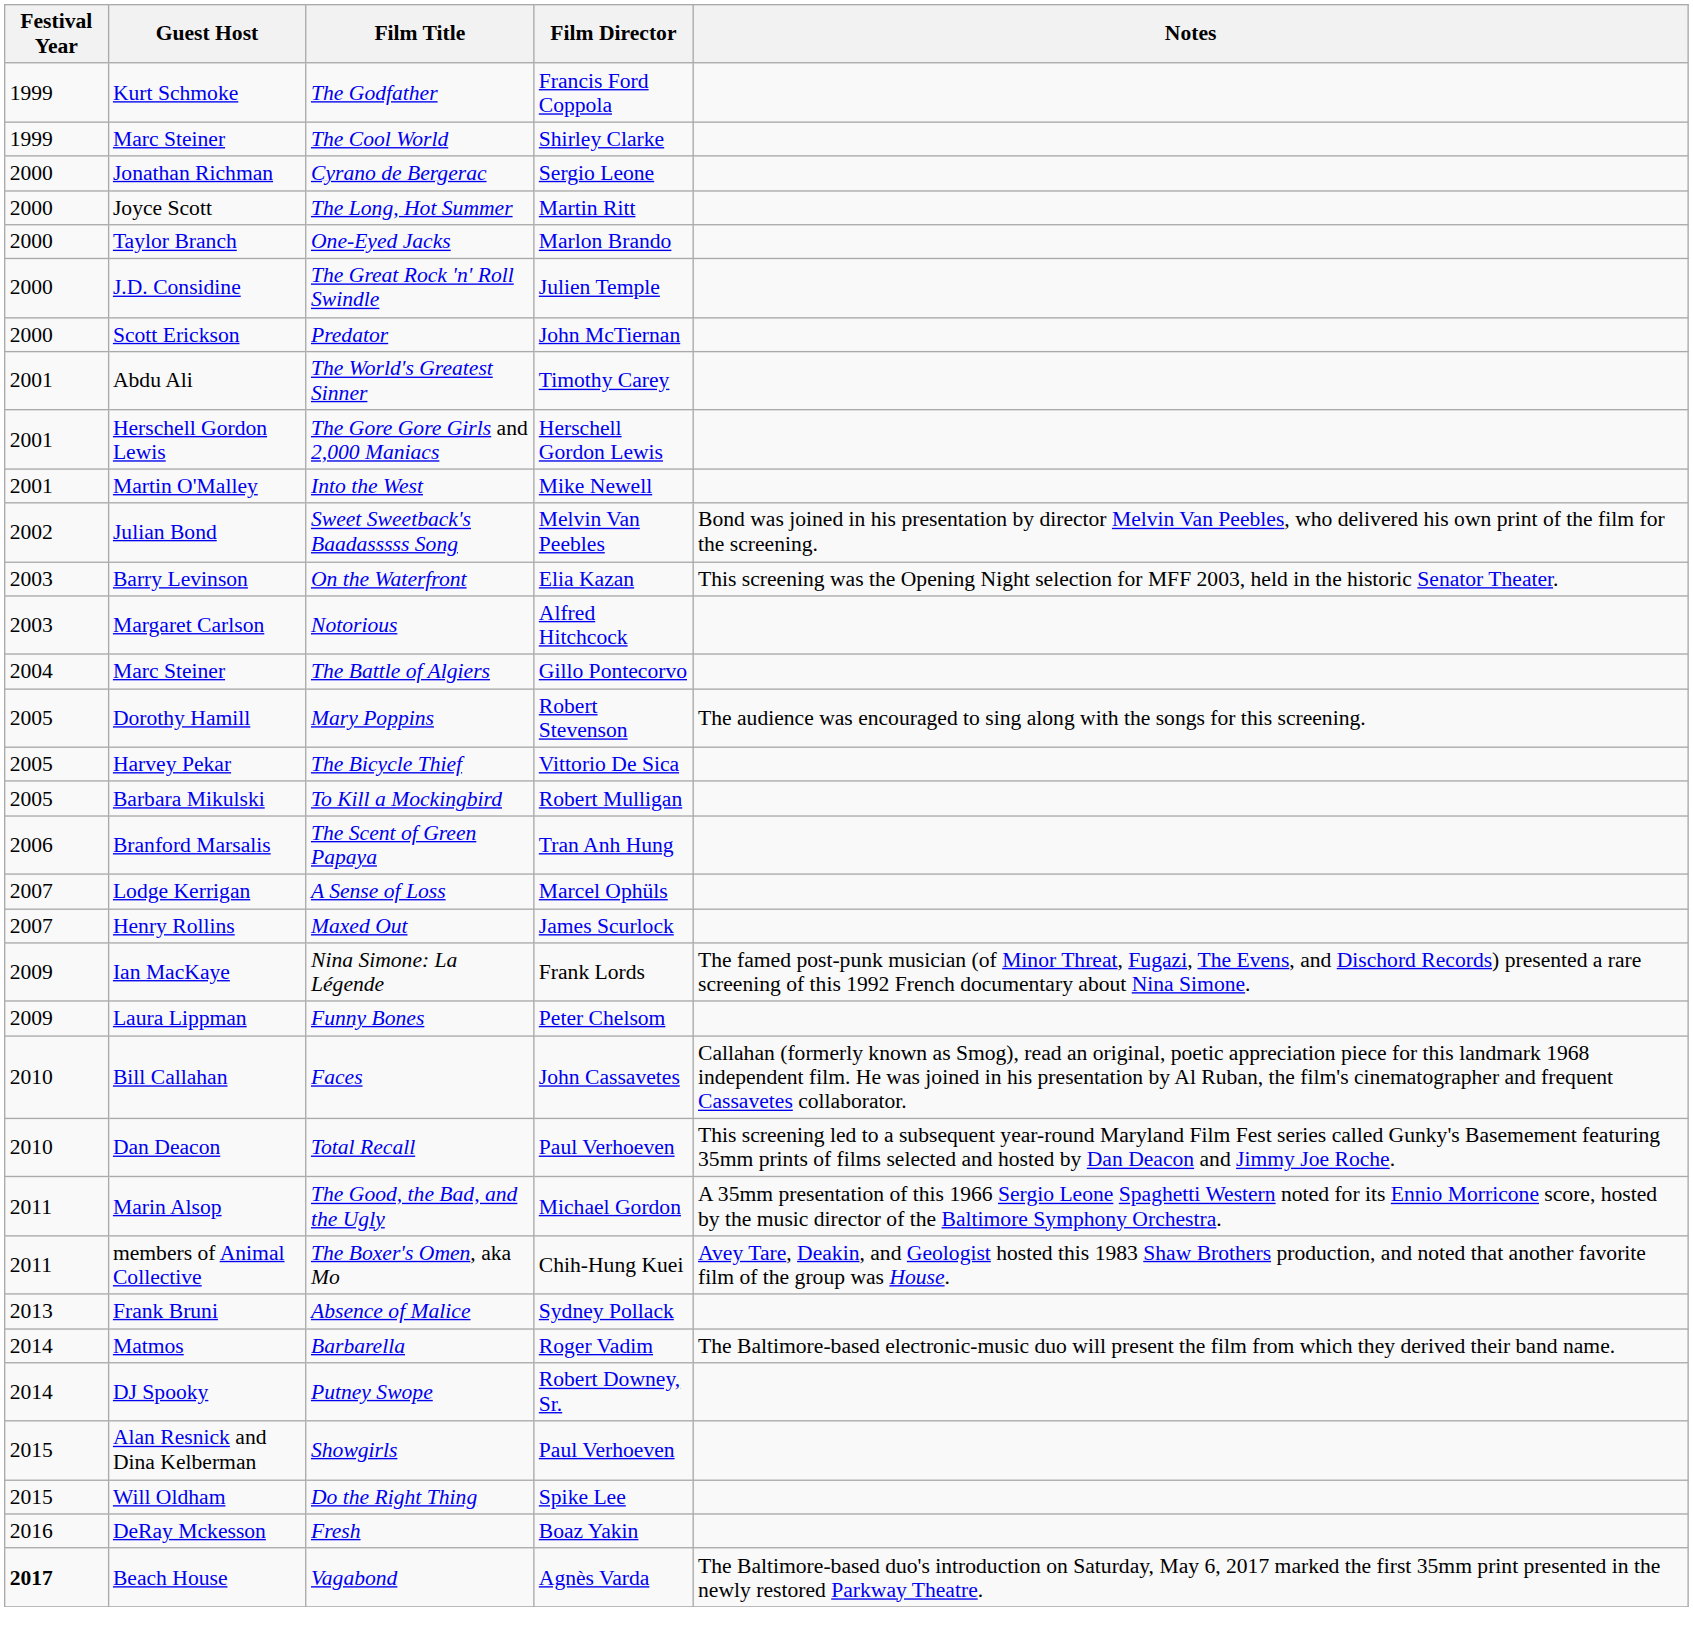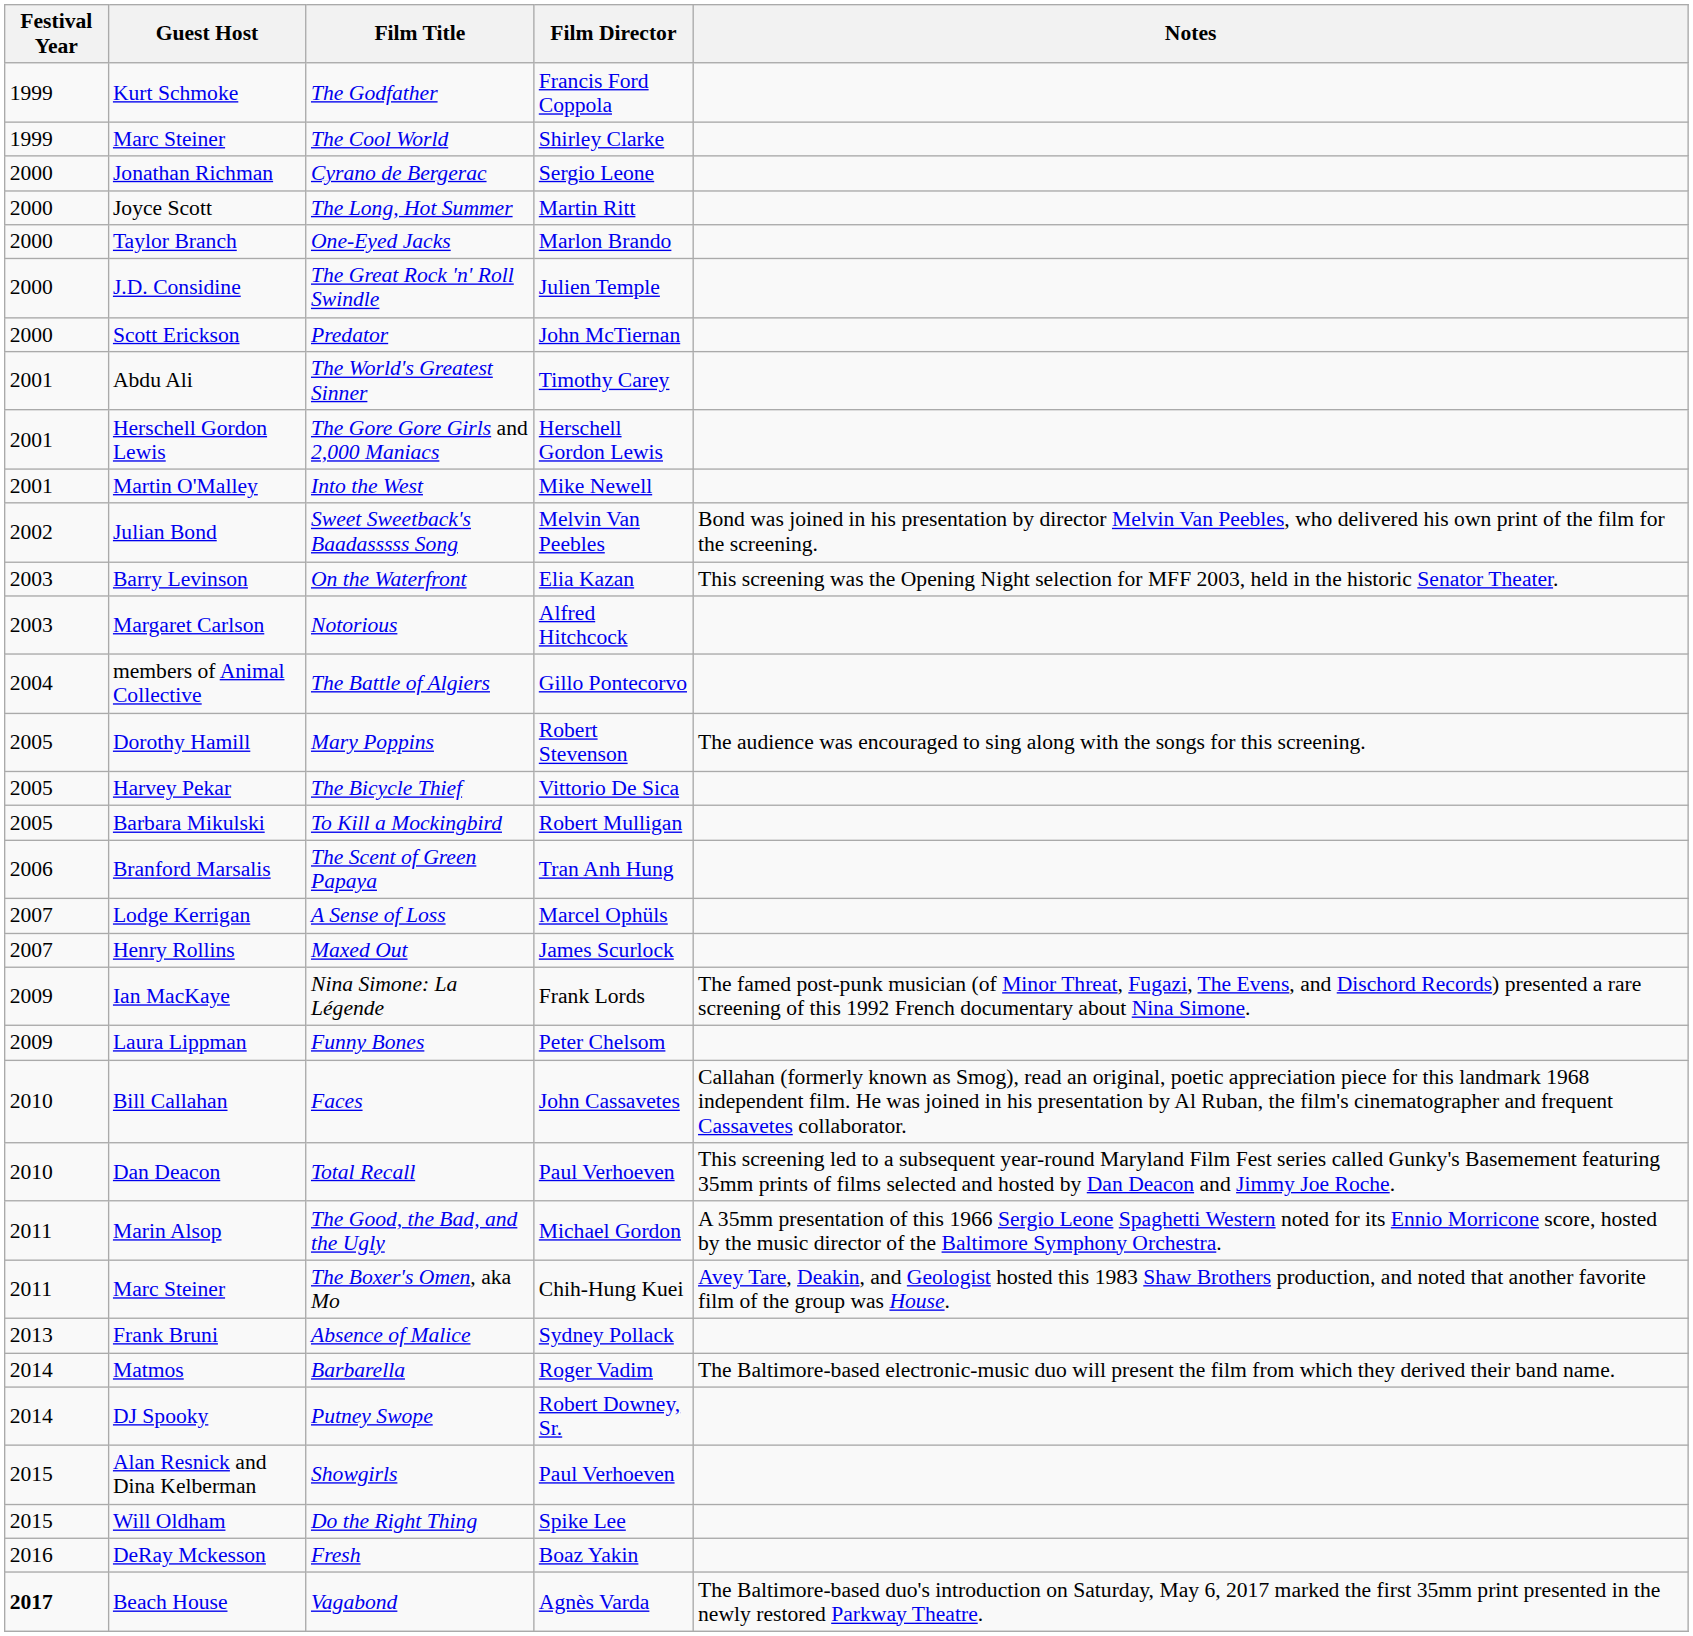(169, 671) Marc Steiner -> (199, 683) members of Animal Collective
(199, 1264) members of Animal Collective -> (169, 1288) Marc Steiner
